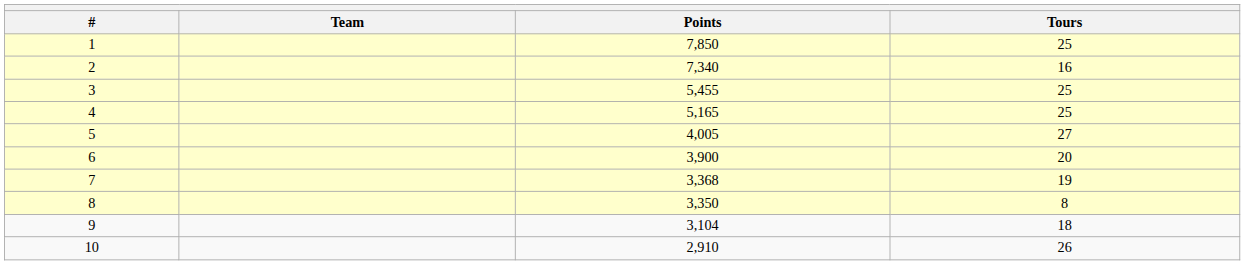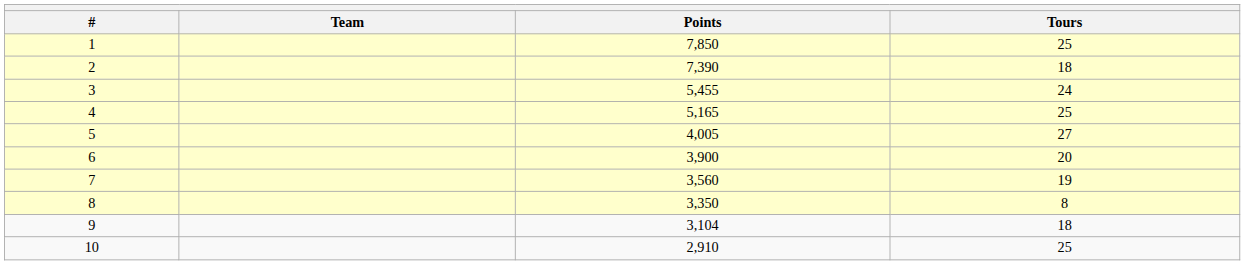(703, 67) 7,340 -> (703, 67) 7,390
(1065, 67) 16 -> (1065, 67) 18
(1065, 90) 25 -> (1065, 90) 24
(703, 180) 3,368 -> (703, 180) 3,560
(1065, 248) 26 -> (1065, 248) 25
